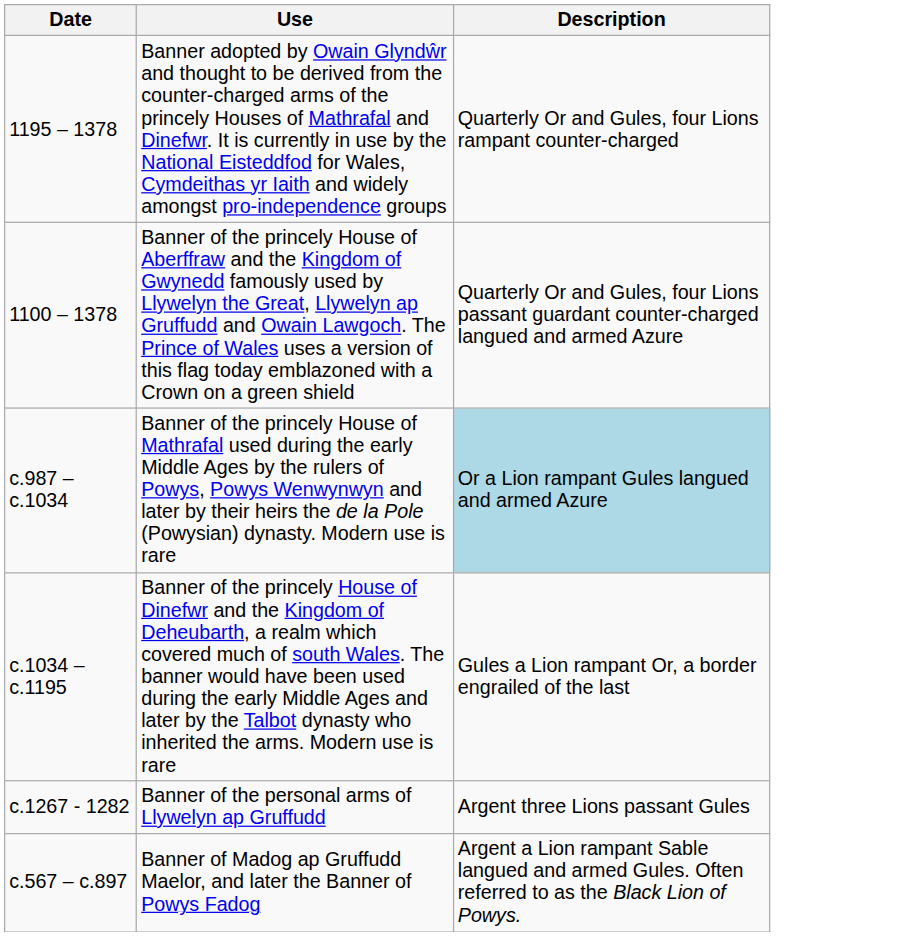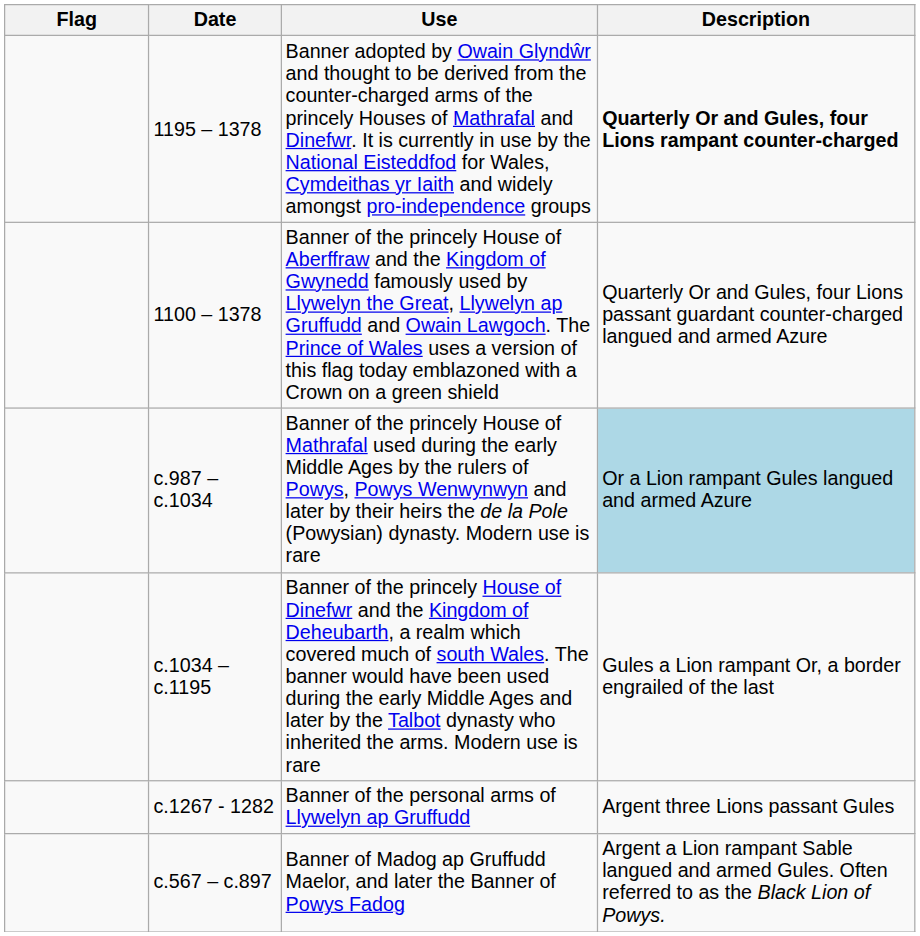+ column: (77, 20)
(608, 128) normal -> (750, 128) bold
